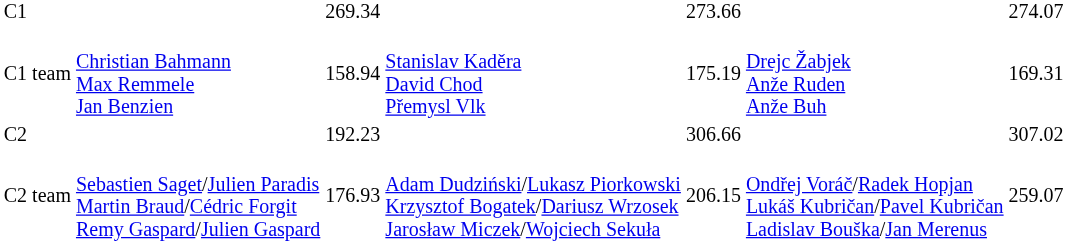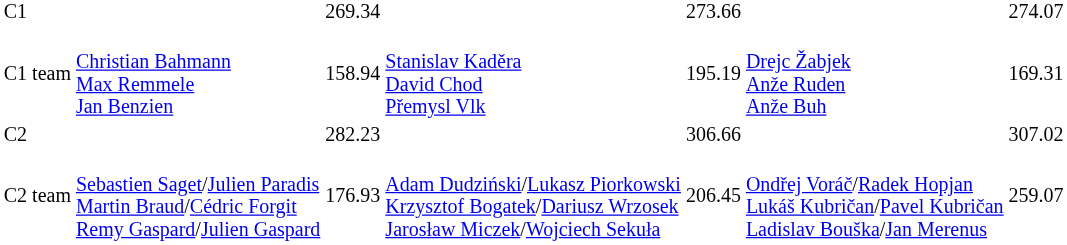(713, 73) 175.19 -> (713, 73) 195.19
(353, 134) 192.23 -> (353, 134) 282.23
(713, 195) 206.15 -> (713, 195) 206.45
